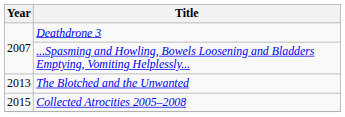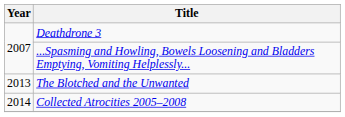(19, 102) 2015 -> (19, 102) 2014
